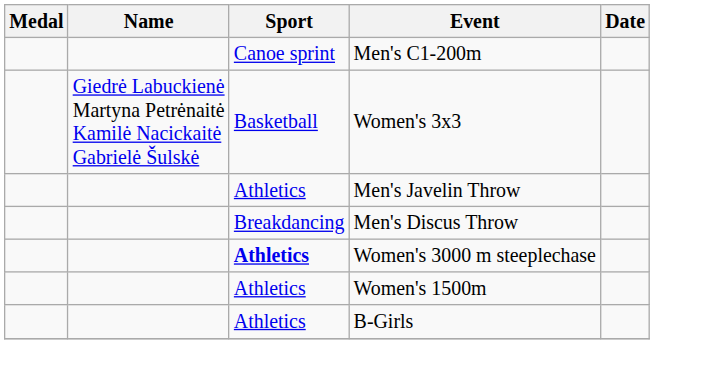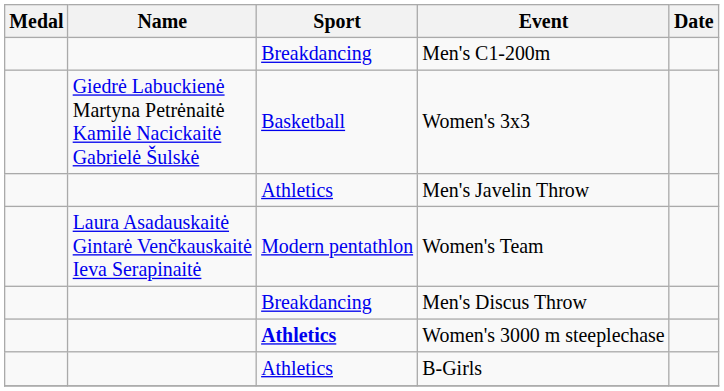(284, 53) Canoe sprint -> (316, 53) Breakdancing
+ row: (483, 246)
- row: (420, 288)
